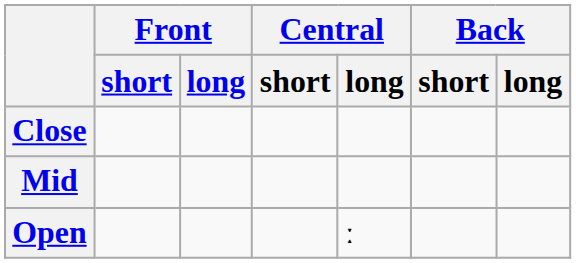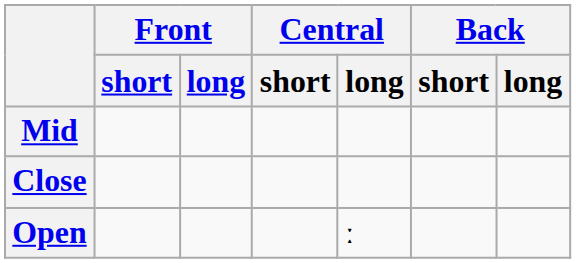rows swapped: (49, 130) <-> (49, 181)
